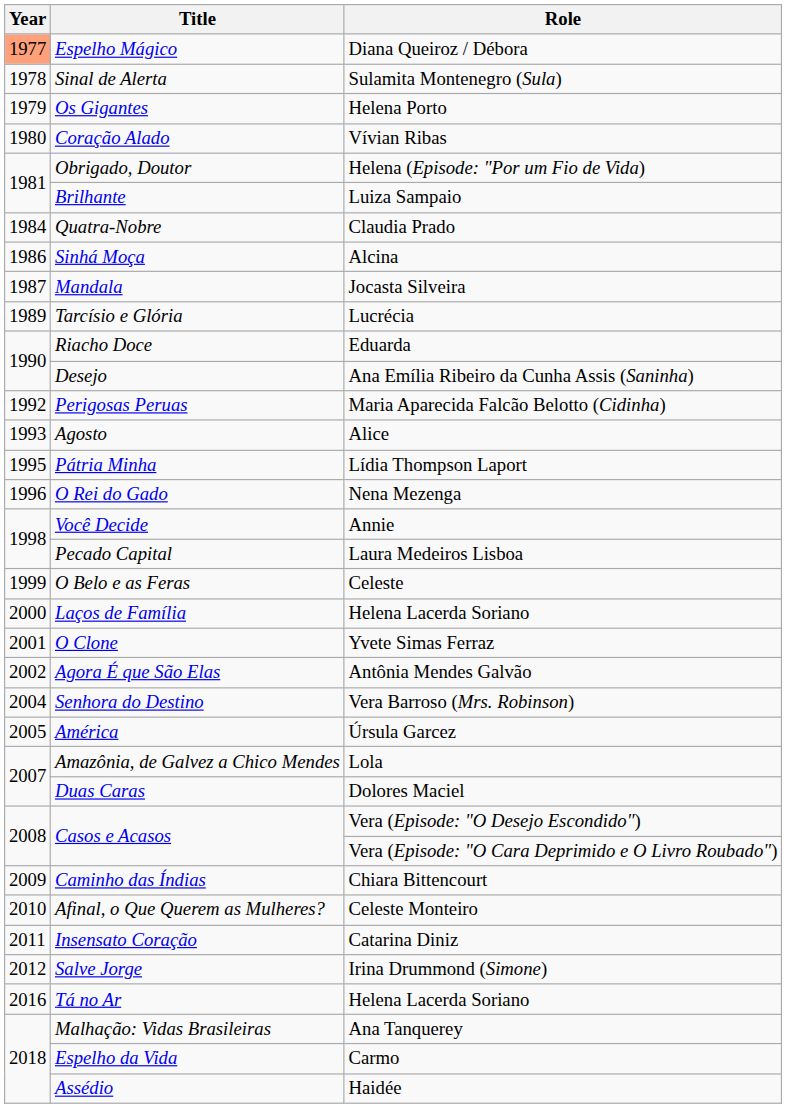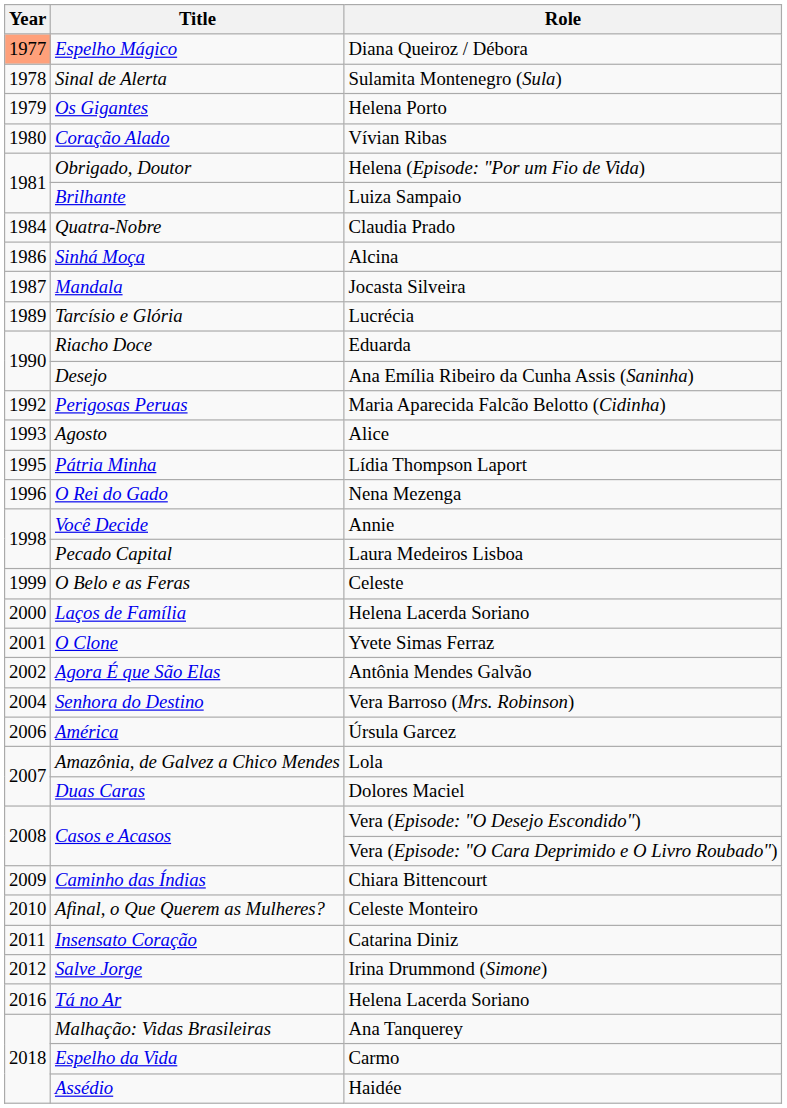(28, 731) 2005 -> (28, 731) 2006
